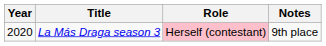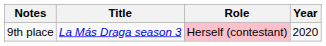columns swapped: (20, 13) <-> (295, 13)
